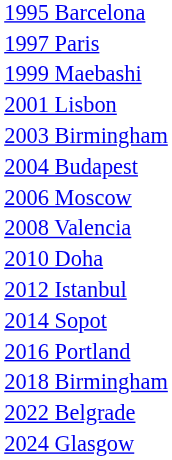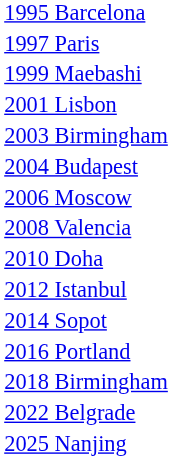- row: (69, 443)
+ row: (65, 443)
